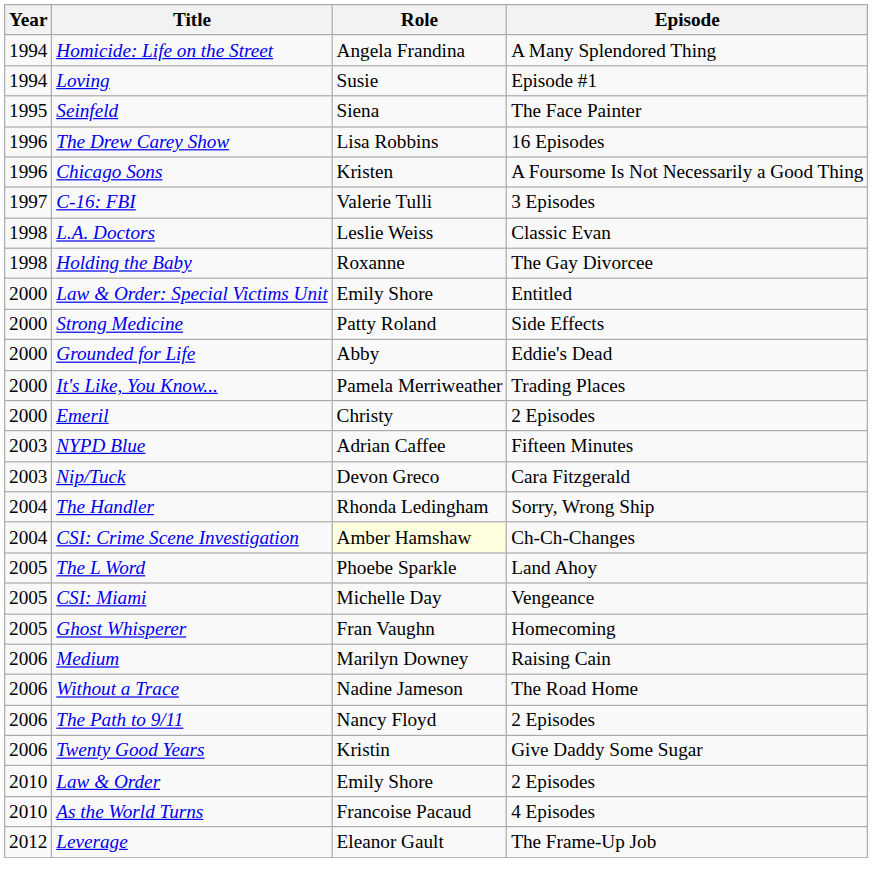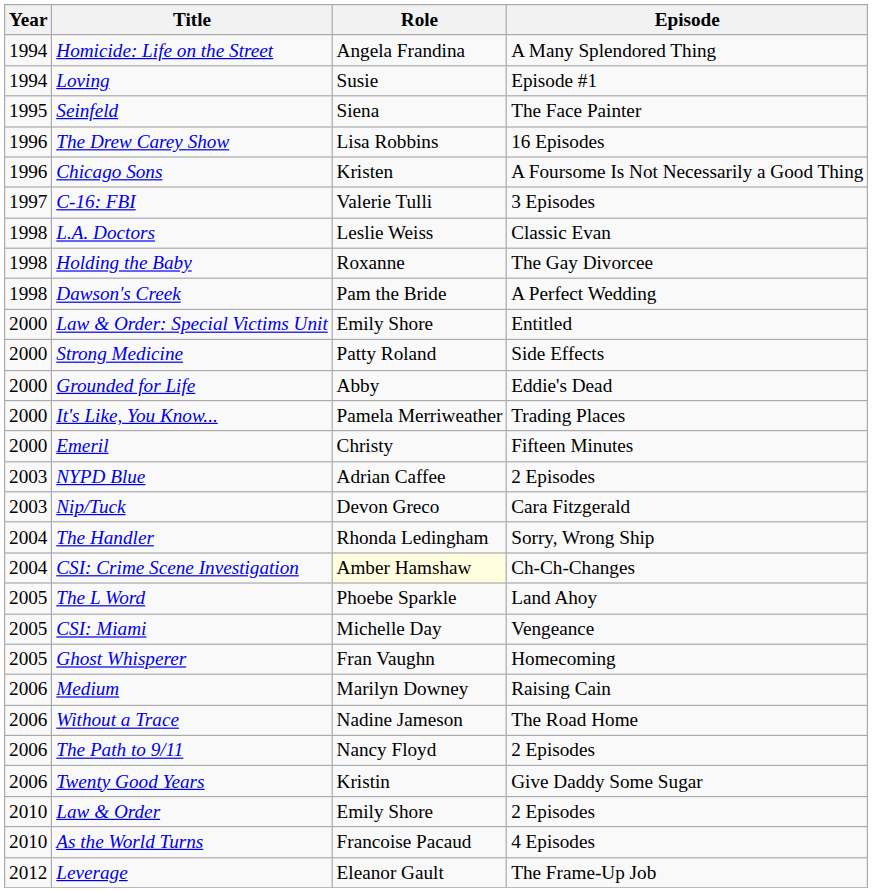+ row: (119, 293)
(553, 415) 2 Episodes -> (572, 446) Fifteen Minutes
(572, 446) Fifteen Minutes -> (553, 476) 2 Episodes
